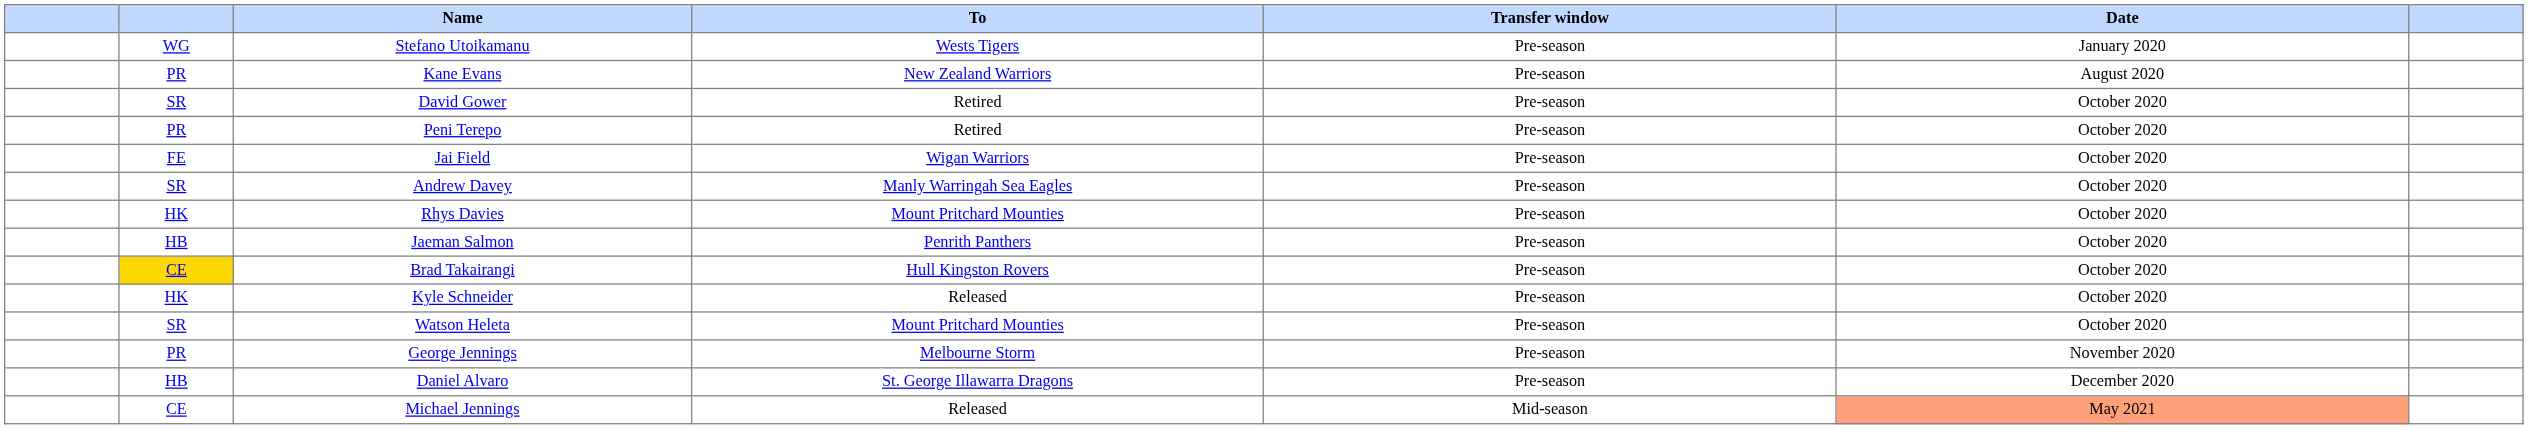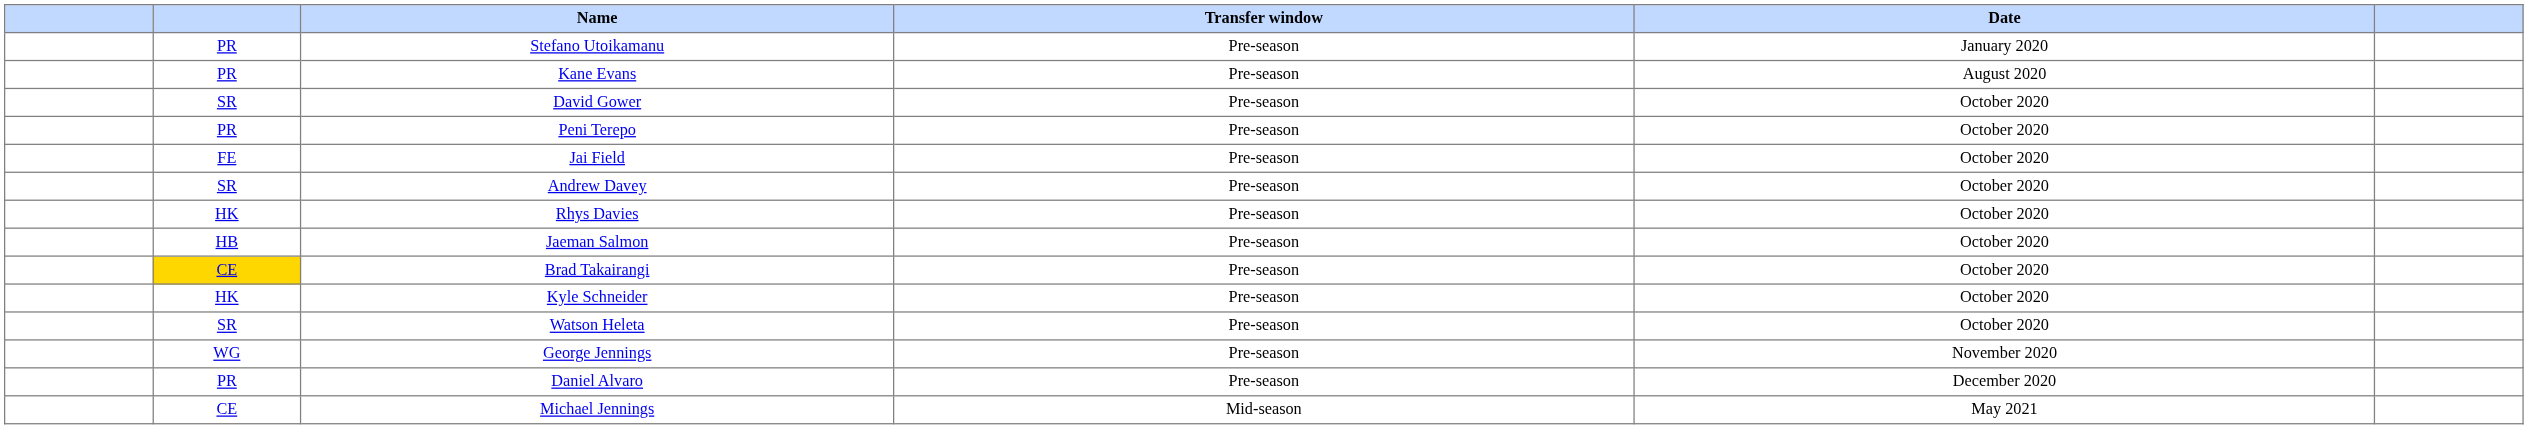- column: (978, 18)
(176, 46) WG -> (227, 46) PR
(176, 353) PR -> (227, 353) WG
(176, 381) HB -> (227, 381) PR
(2122, 409) lightsalmon background -> (2005, 409) no background
